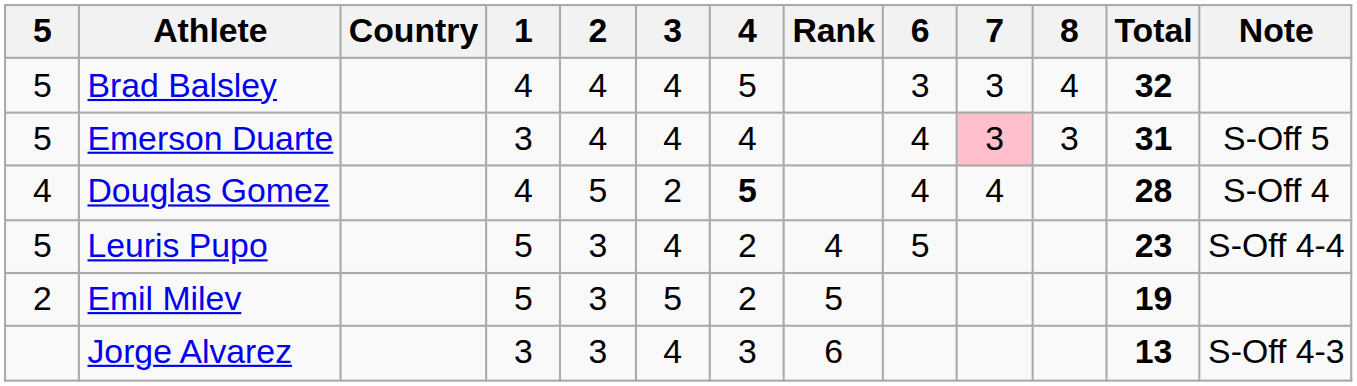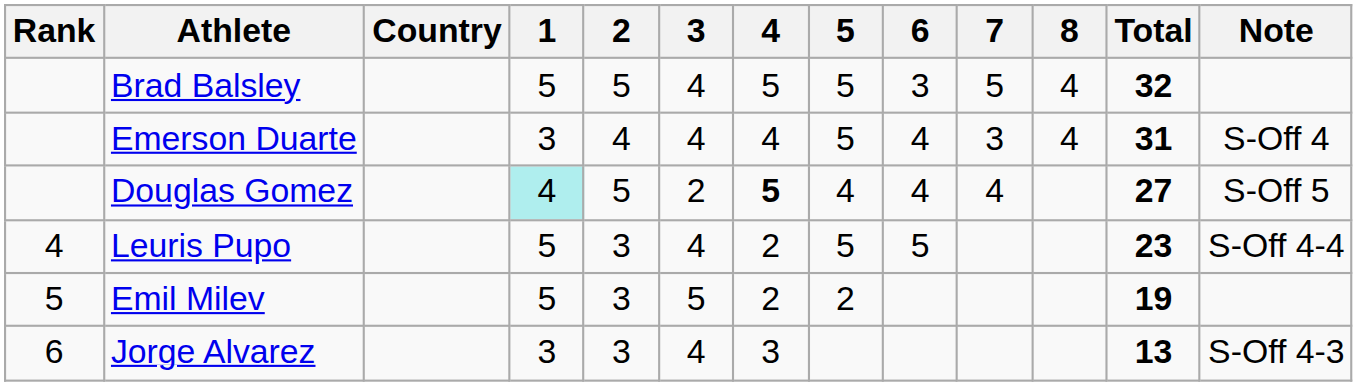columns swapped: (834, 31) <-> (42, 31)
(523, 84) 4 -> (547, 84) 5
(598, 84) 4 -> (621, 84) 5
(995, 84) 3 -> (995, 84) 5
(995, 138) pink background -> (995, 138) no background
(1069, 138) 3 -> (1069, 138) 4
(1276, 138) S-Off 5 -> (1276, 138) S-Off 4
(523, 191) no background -> (547, 191) paleturquoise background
(1153, 191) 28 -> (1153, 191) 27
(1276, 191) S-Off 4 -> (1276, 191) S-Off 5
